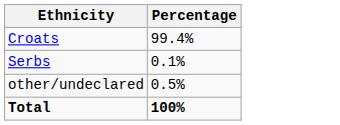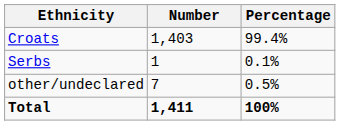+ column: (194, 16)
